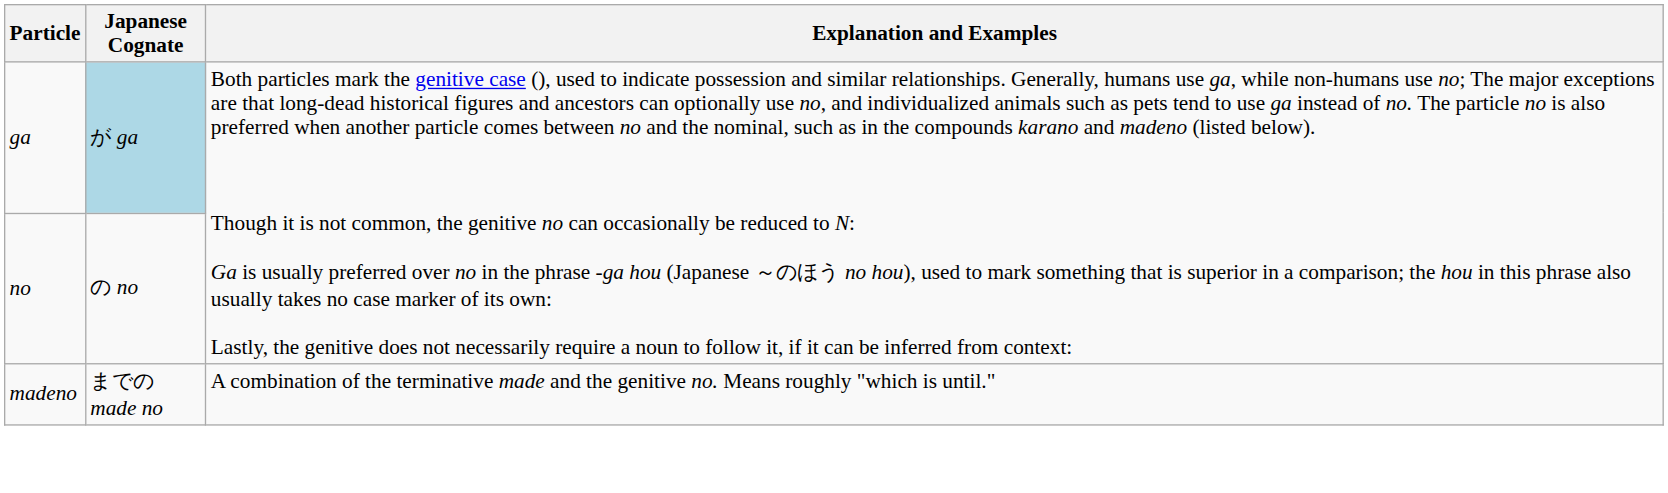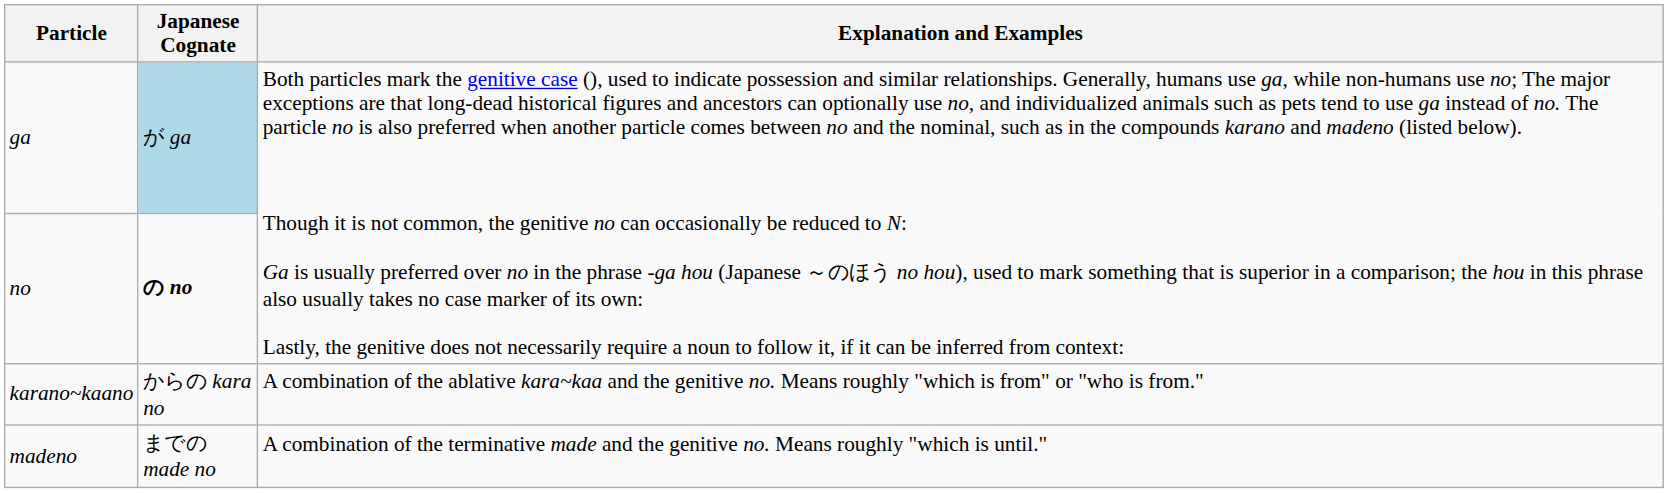(114, 287) normal -> (168, 287) bold
+ row: (71, 394)
